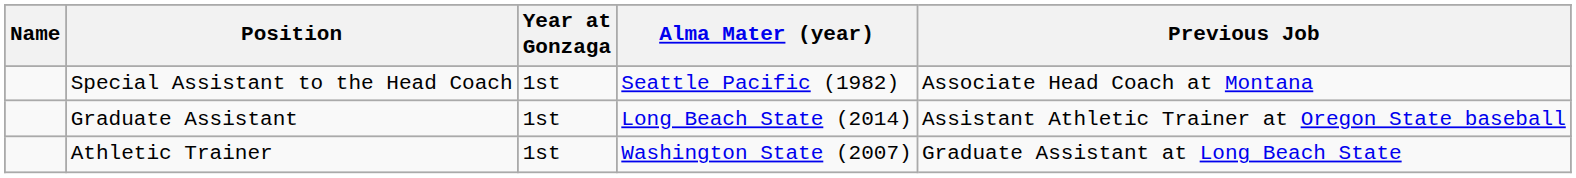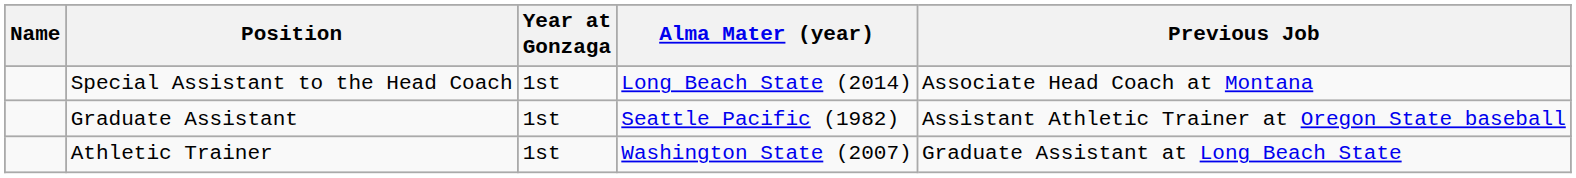(760, 83) Seattle Pacific (1982) -> (767, 83) Long Beach State (2014)
(767, 118) Long Beach State (2014) -> (760, 118) Seattle Pacific (1982)
